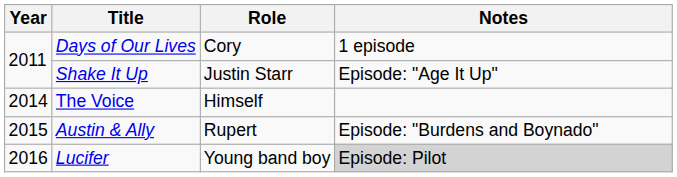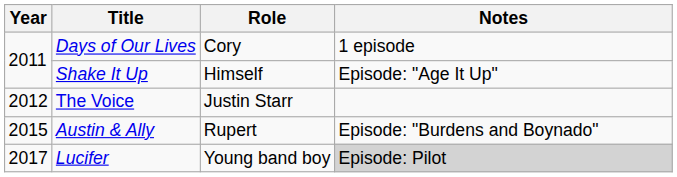(248, 74) Justin Starr -> (233, 74) Himself
(28, 102) 2014 -> (28, 102) 2012
(233, 102) Himself -> (248, 102) Justin Starr
(28, 158) 2016 -> (28, 158) 2017
